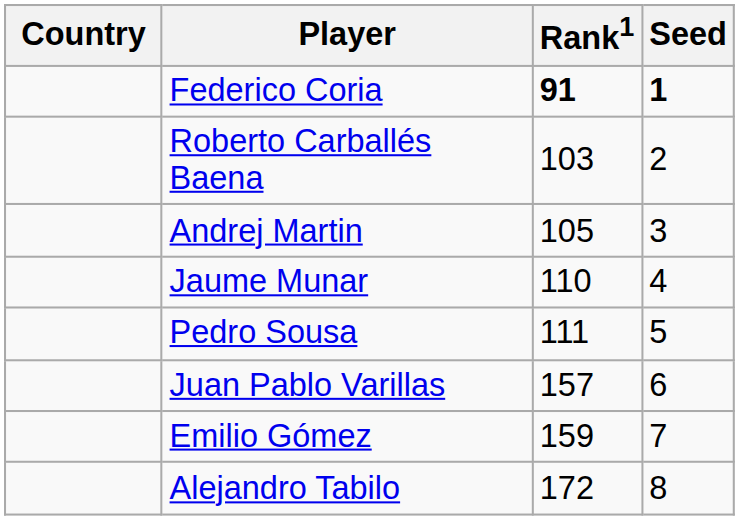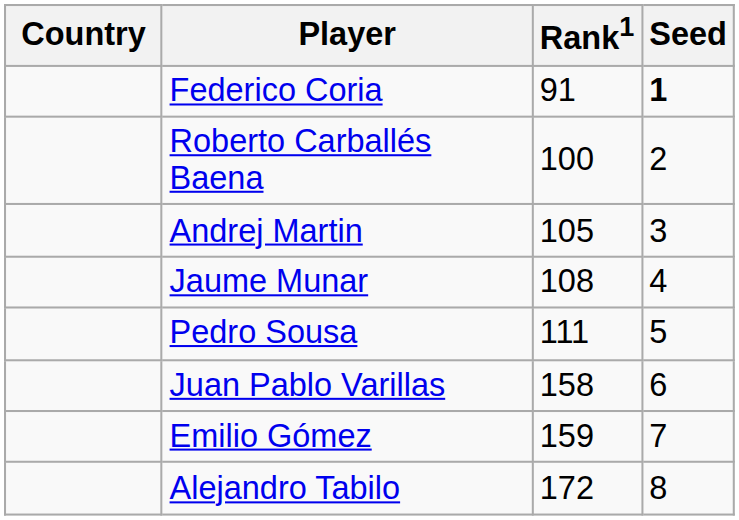(558, 90) bold -> (558, 90) normal
(567, 160) 103 -> (567, 160) 100
(566, 281) 110 -> (567, 281) 108
(567, 384) 157 -> (567, 384) 158
